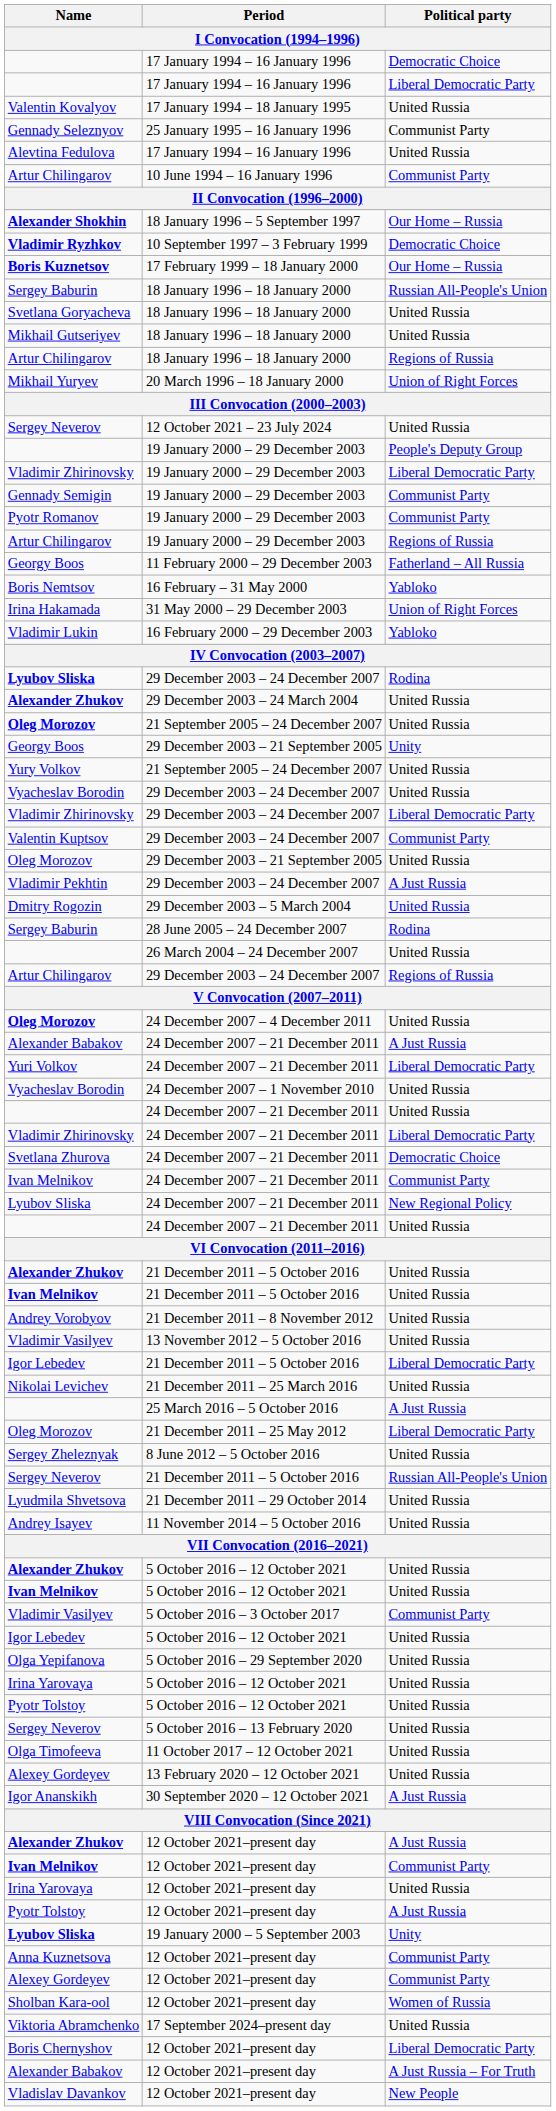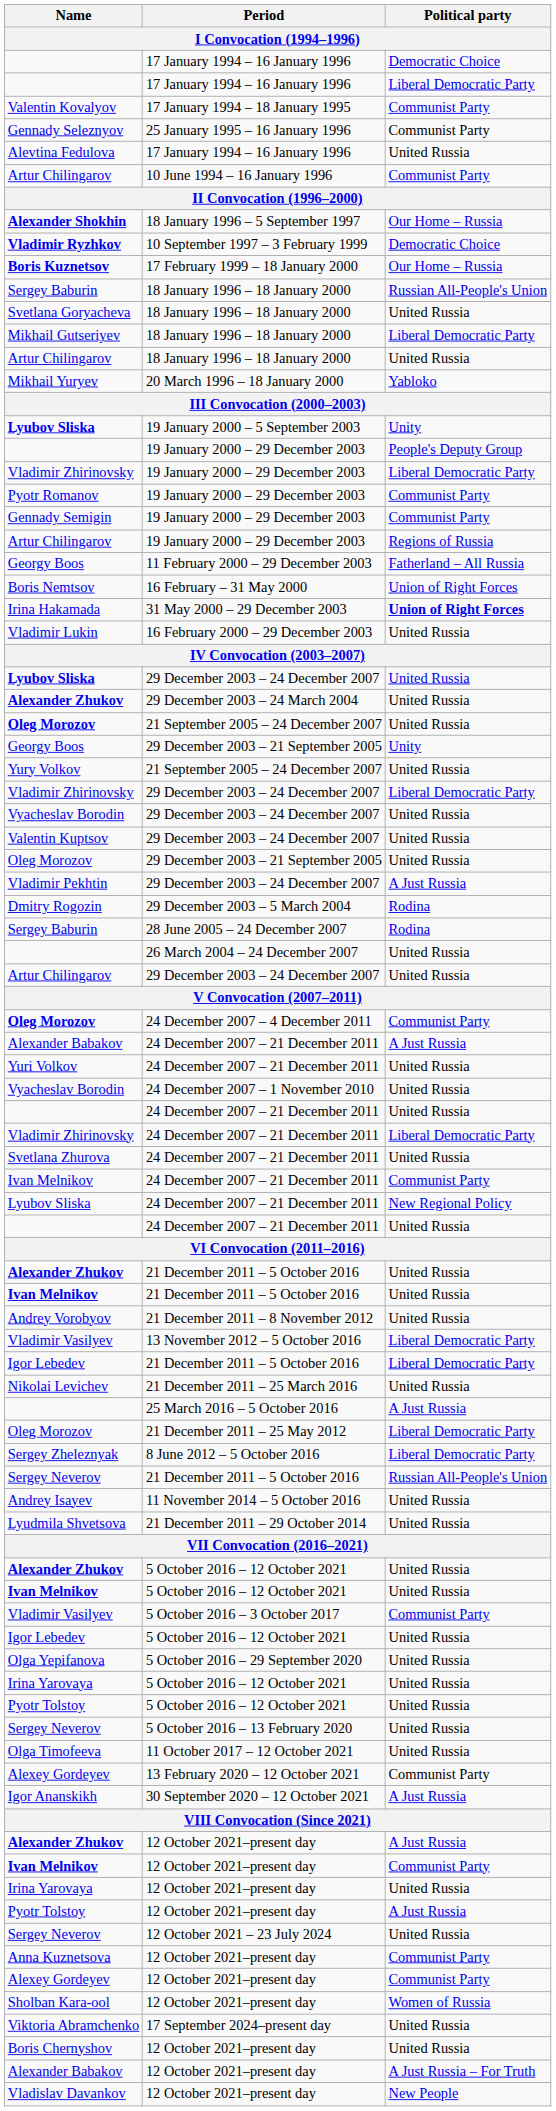(429, 107) United Russia -> (439, 107) Communist Party
(429, 335) United Russia -> (462, 335) Liberal Democratic Party
(441, 358) Regions of Russia -> (429, 358) United Russia
(453, 381) Union of Right Forces -> (413, 381) Yabloko
rows swapped: (51, 1934) <-> (54, 426)
rows swapped: (53, 518) <-> (60, 495)
(413, 586) Yabloko -> (453, 586) Union of Right Forces
(453, 609) normal -> (456, 609) bold
(413, 632) Yabloko -> (429, 632) United Russia
(409, 678) Rodina -> (429, 678) United Russia
rows swapped: (66, 792) <-> (71, 815)
(439, 838) Communist Party -> (429, 838) United Russia
(429, 906) United Russia -> (409, 906) Rodina
(441, 975) Regions of Russia -> (429, 975) United Russia
(429, 1020) United Russia -> (439, 1020) Communist Party
(462, 1066) Liberal Democratic Party -> (429, 1066) United Russia
(444, 1157) Democratic Choice -> (429, 1157) United Russia
(429, 1340) United Russia -> (462, 1340) Liberal Democratic Party
(429, 1454) United Russia -> (462, 1454) Liberal Democratic Party
rows swapped: (67, 1500) <-> (50, 1523)
(429, 1774) United Russia -> (439, 1774) Communist Party
(462, 2048) Liberal Democratic Party -> (429, 2048) United Russia
